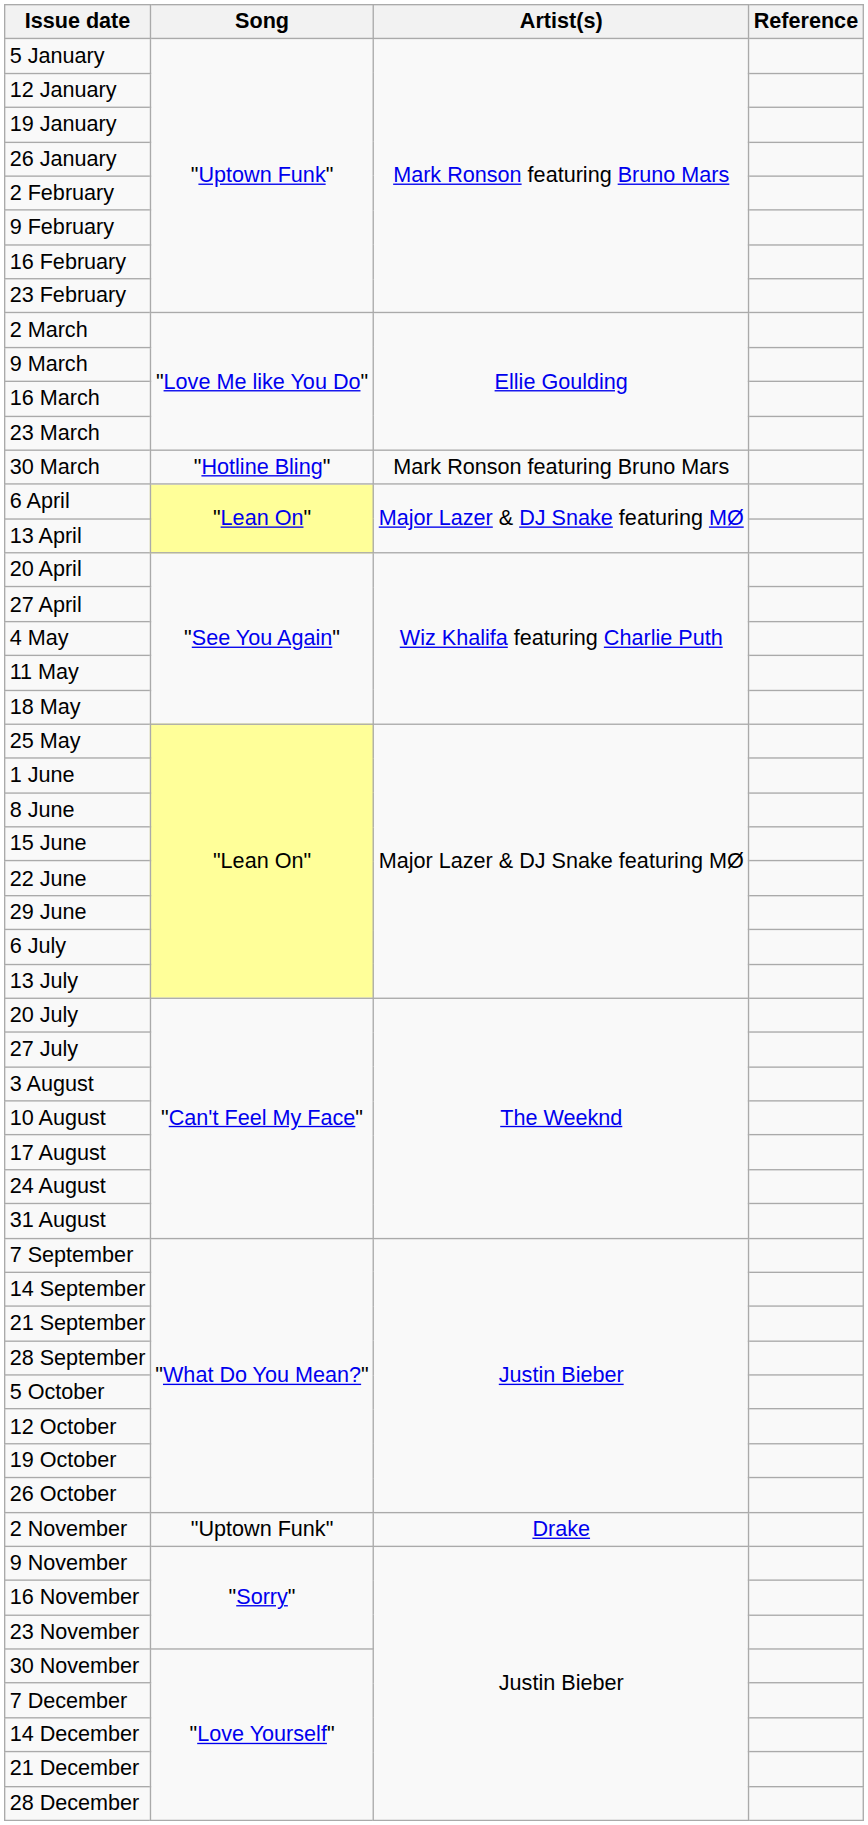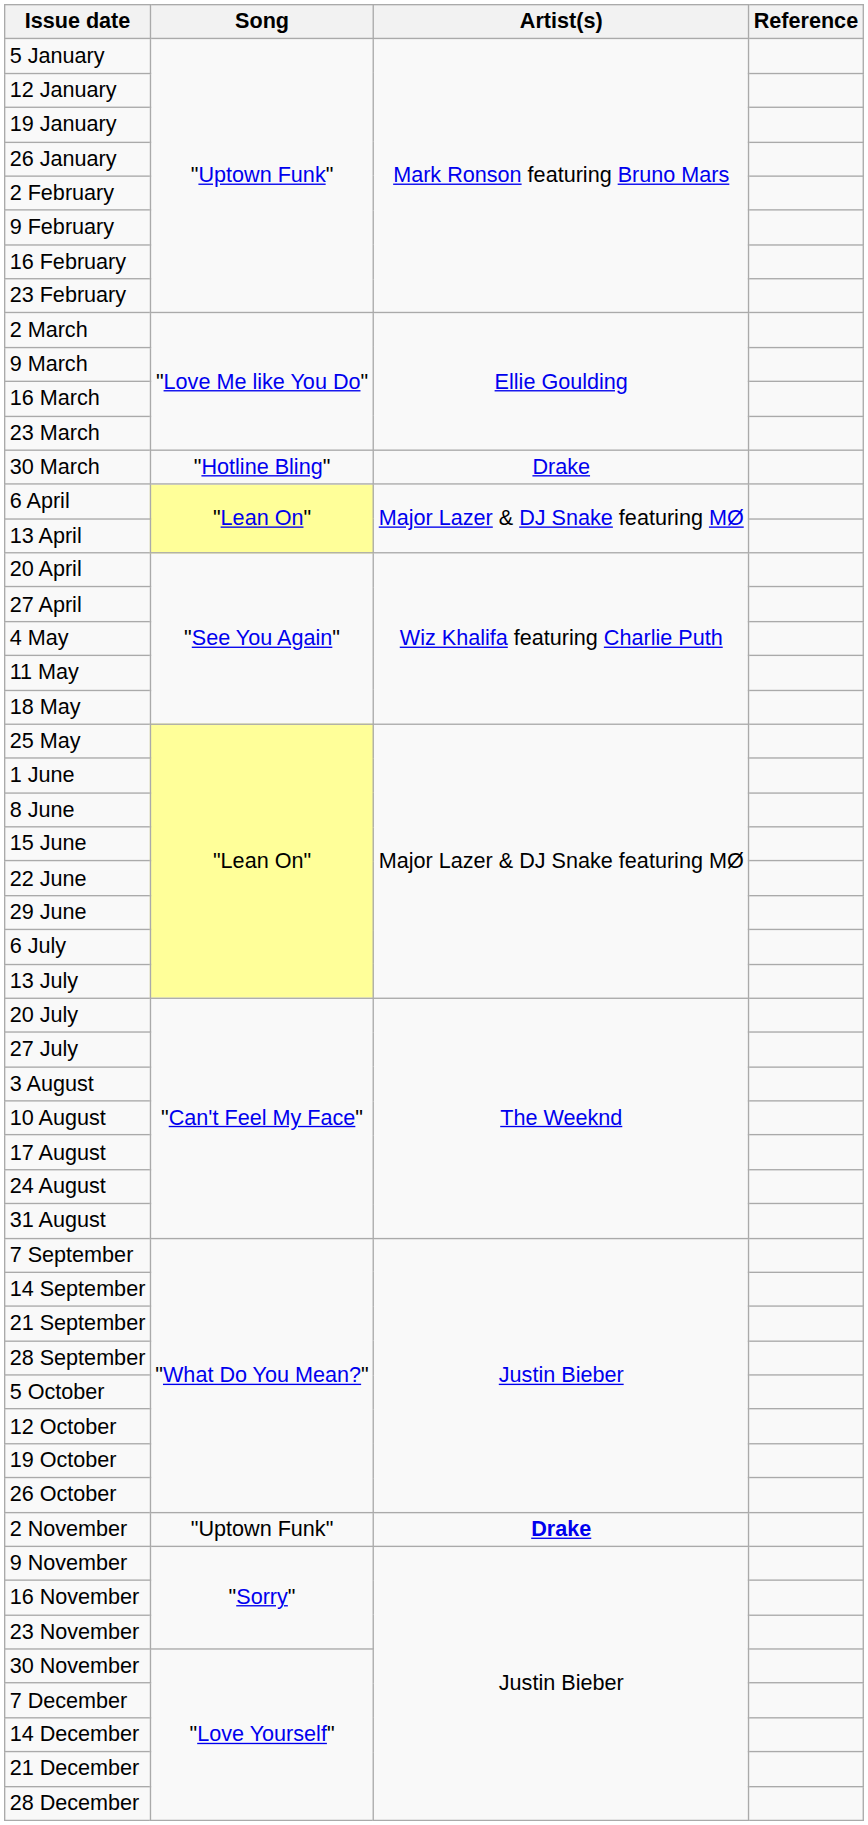(561, 466) Mark Ronson featuring Bruno Mars -> (561, 466) Drake
(561, 1528) normal -> (561, 1528) bold
